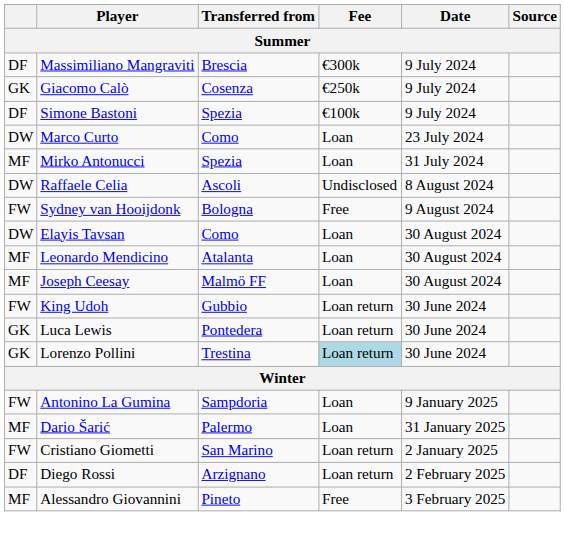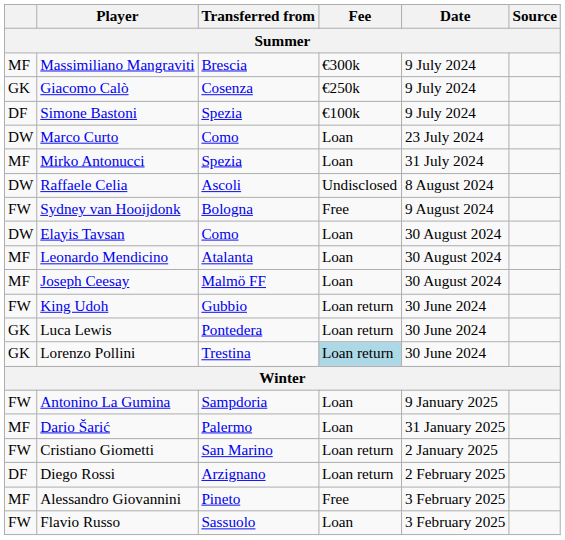(18, 64) DF -> (19, 64) MF
+ row: (80, 522)
